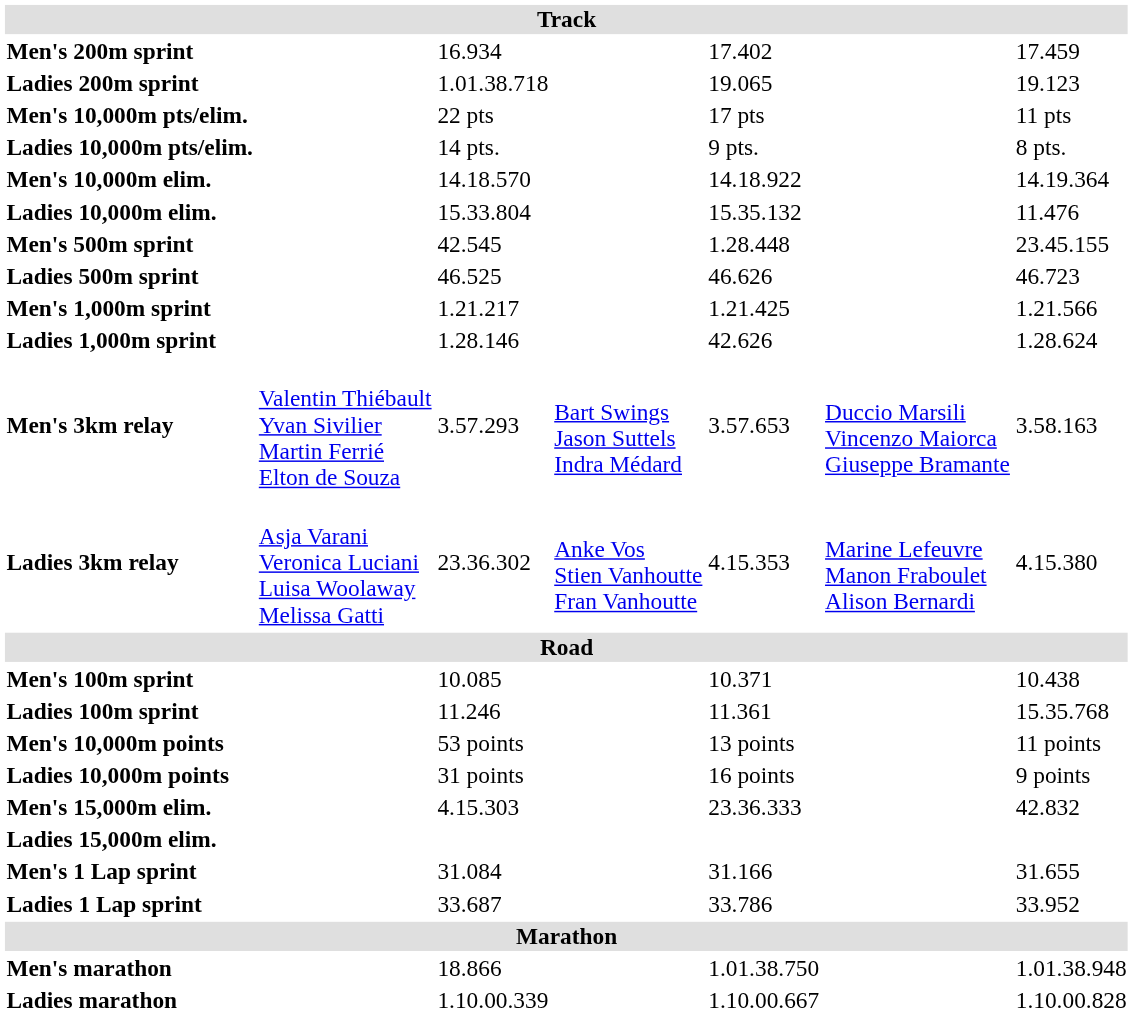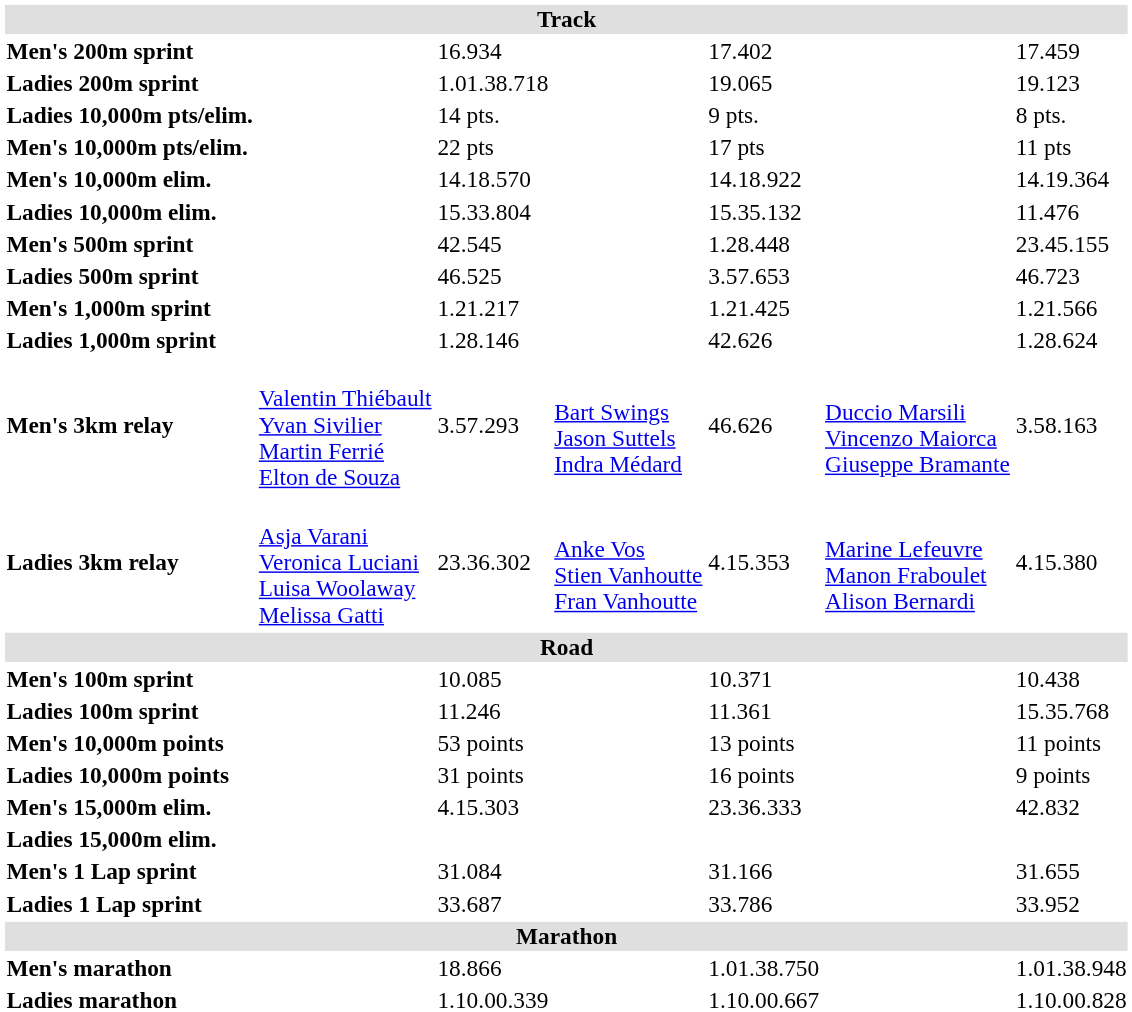rows swapped: (127, 115) <-> (130, 147)
(740, 276) 46.626 -> (749, 276) 3.57.653
(749, 425) 3.57.653 -> (740, 425) 46.626
